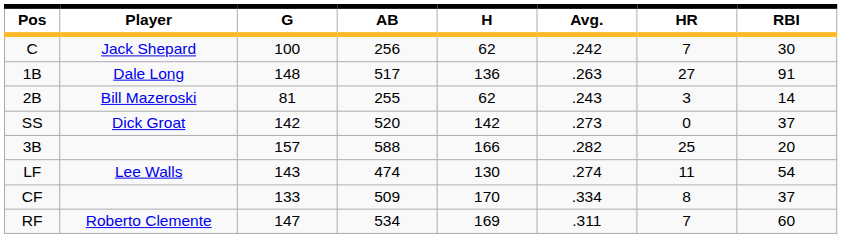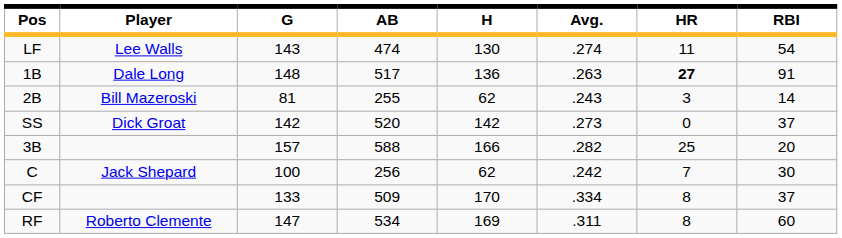rows swapped: (32, 49) <-> (32, 172)
(687, 73) normal -> (687, 73) bold
(687, 221) 7 -> (687, 221) 8
